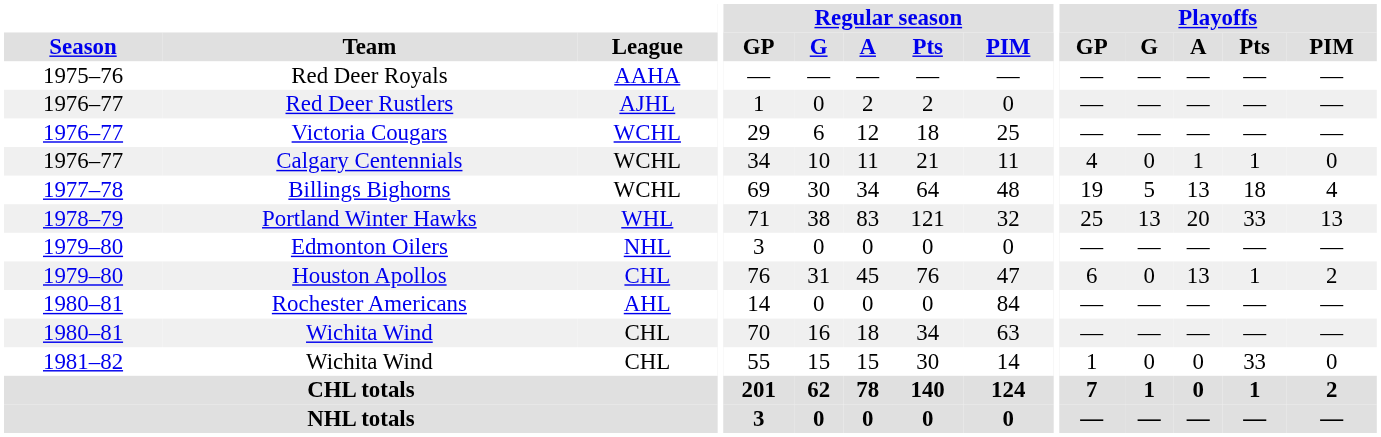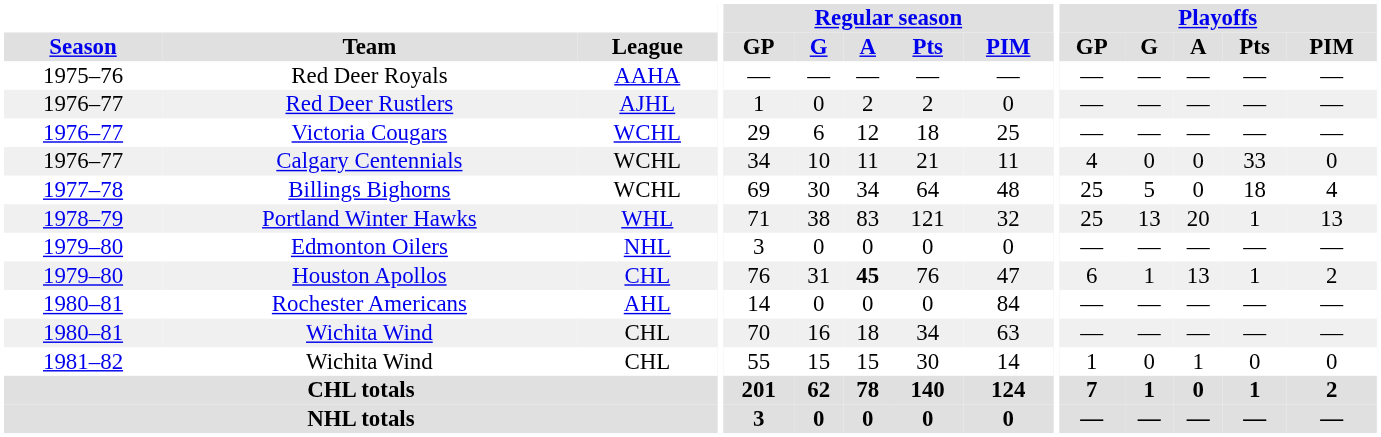(1198, 161) 1 -> (1198, 161) 0
(1255, 161) 1 -> (1255, 161) 33
(1092, 189) 19 -> (1092, 189) 25
(1198, 189) 13 -> (1198, 189) 0
(1255, 218) 33 -> (1255, 218) 1
(868, 275) normal -> (868, 275) bold
(1149, 275) 0 -> (1149, 275) 1
(1198, 361) 0 -> (1198, 361) 1
(1255, 361) 33 -> (1255, 361) 0
